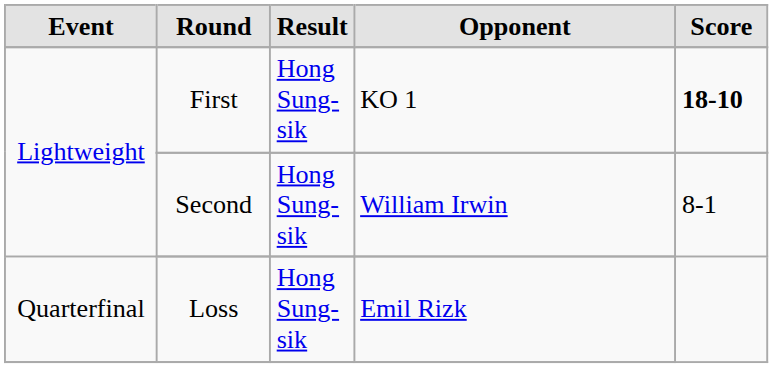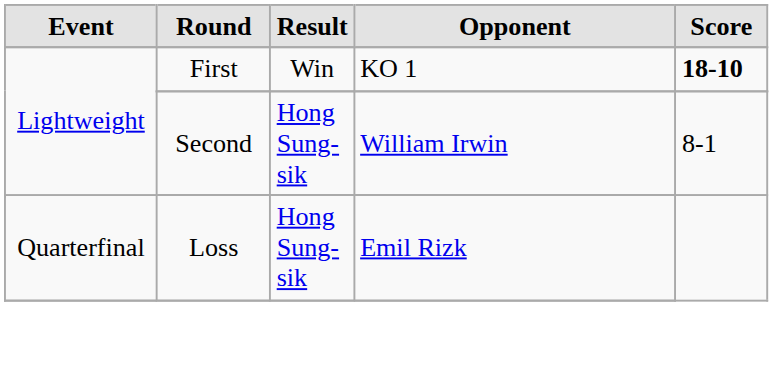(308, 99) Hong Sung-sik -> (312, 68) Win
